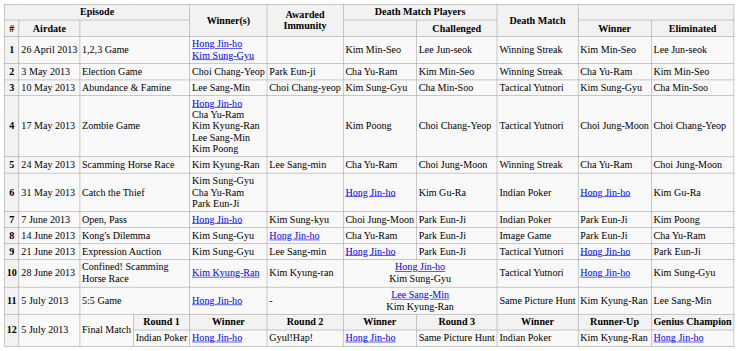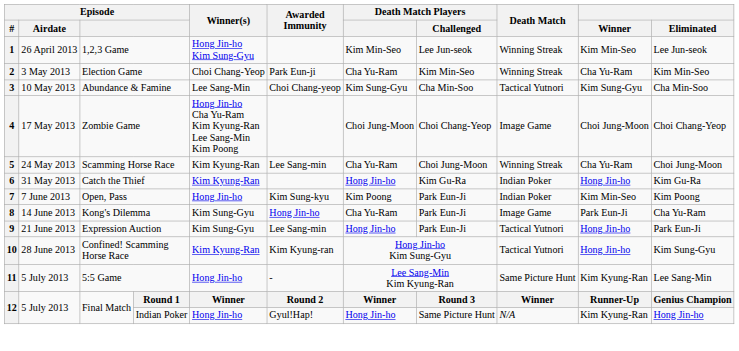(369, 126) Kim Poong -> (380, 126) Choi Jung-Moon
(532, 126) Tactical Yutnori -> (525, 126) Image Game
(223, 192) Kim Sung-Gyu Cha Yu-Ram Park Eun-Ji -> (226, 181) Kim Kyung-Ran
(380, 219) Choi Jung-Moon -> (369, 197) Kim Poong
(604, 219) Park Eun-Ji -> (608, 197) Kim Min-Seo
(525, 338) Indian Poker -> (507, 315) N/A
